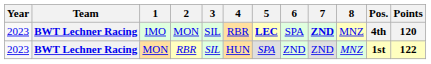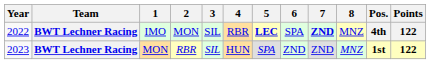(18, 31) 2023 -> (18, 31) 2022
(408, 31) 120 -> (408, 31) 122
